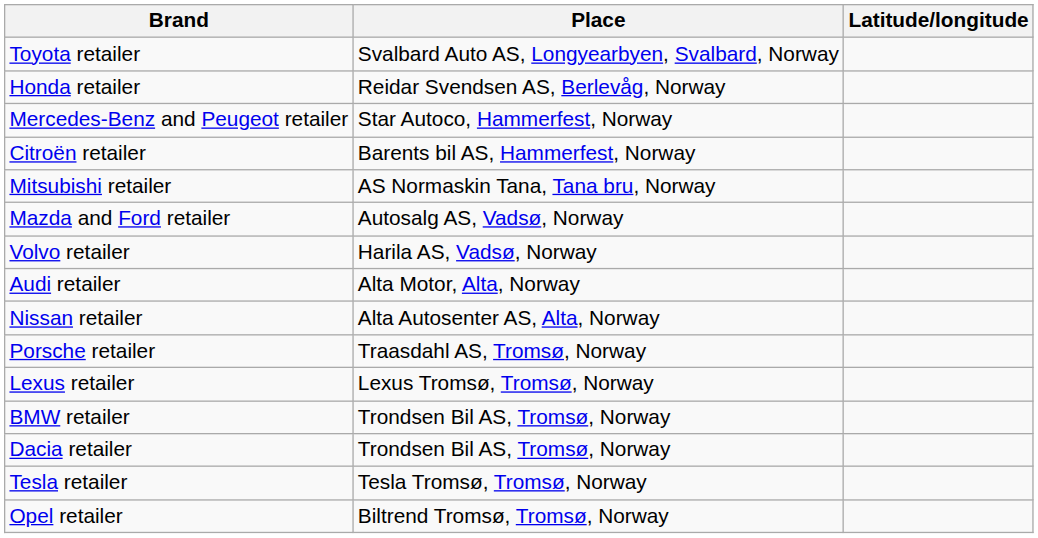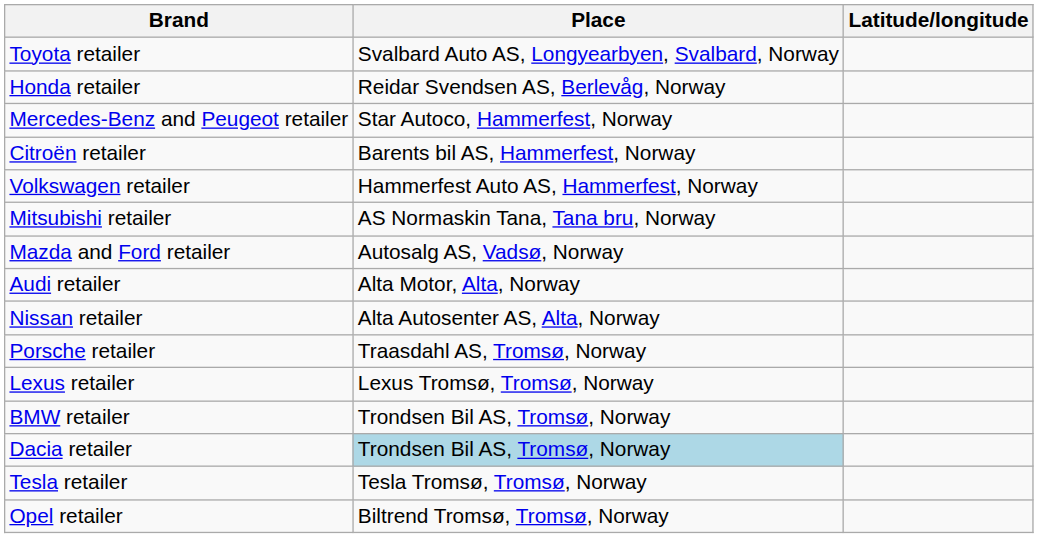+ row: (100, 185)
- row: (70, 251)
(514, 449) no background -> (514, 449) lightblue background
